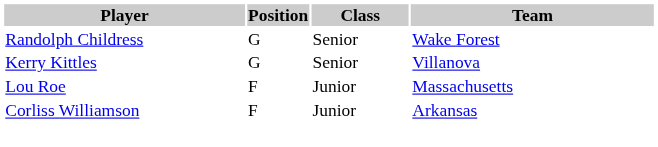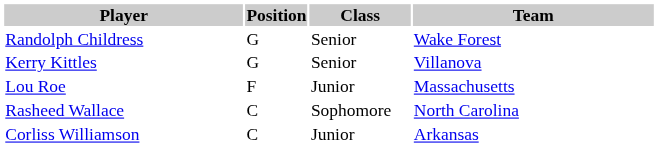+ row: (65, 110)
(253, 110) F -> (252, 134) C
